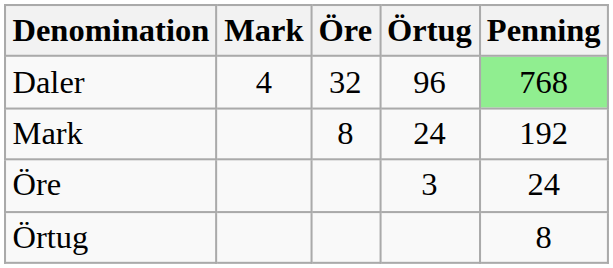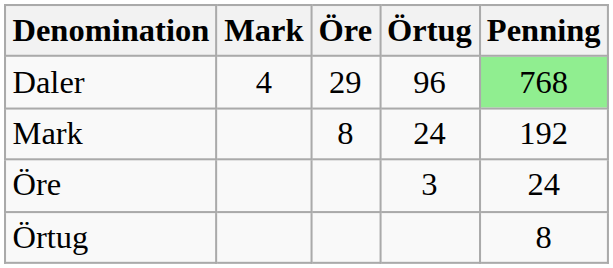(345, 81) 32 -> (345, 81) 29
